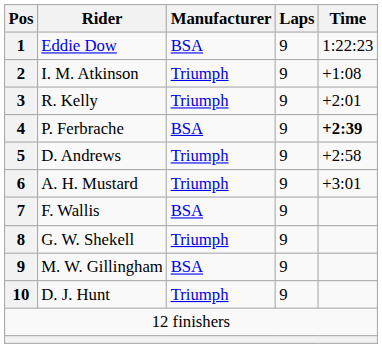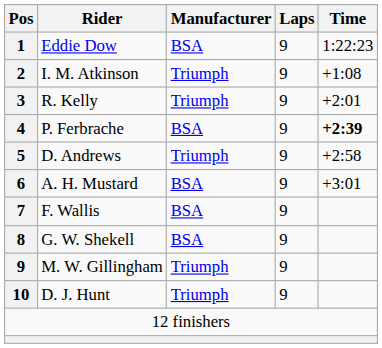(200, 183) Triumph -> (187, 183) BSA
(200, 239) Triumph -> (187, 239) BSA
(187, 266) BSA -> (200, 266) Triumph
